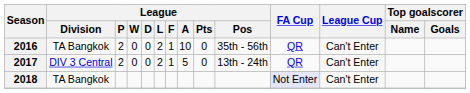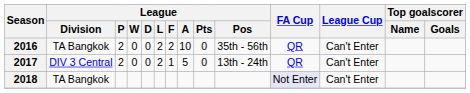(171, 46) 1 -> (171, 46) 2
